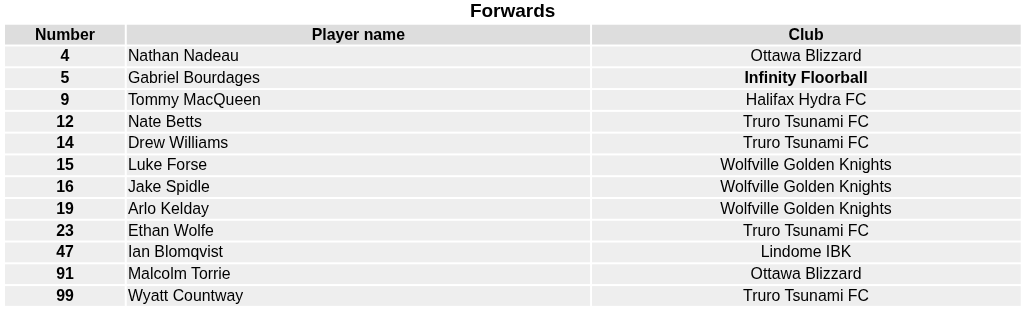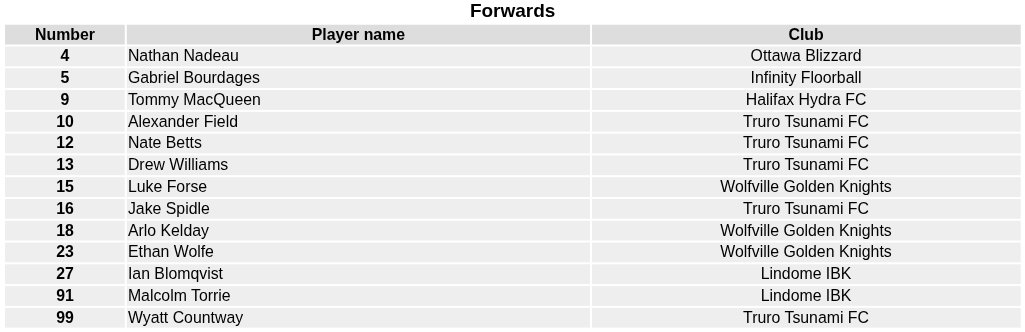(806, 78) bold -> (806, 78) normal
+ row: (183, 121)
(65, 143) 14 -> (65, 165) 13
(806, 187) Wolfville Golden Knights -> (806, 208) Truro Tsunami FC
(65, 208) 19 -> (65, 230) 18
(806, 230) Truro Tsunami FC -> (806, 252) Wolfville Golden Knights
(65, 252) 47 -> (65, 274) 27
(806, 274) Ottawa Blizzard -> (806, 295) Lindome IBK
